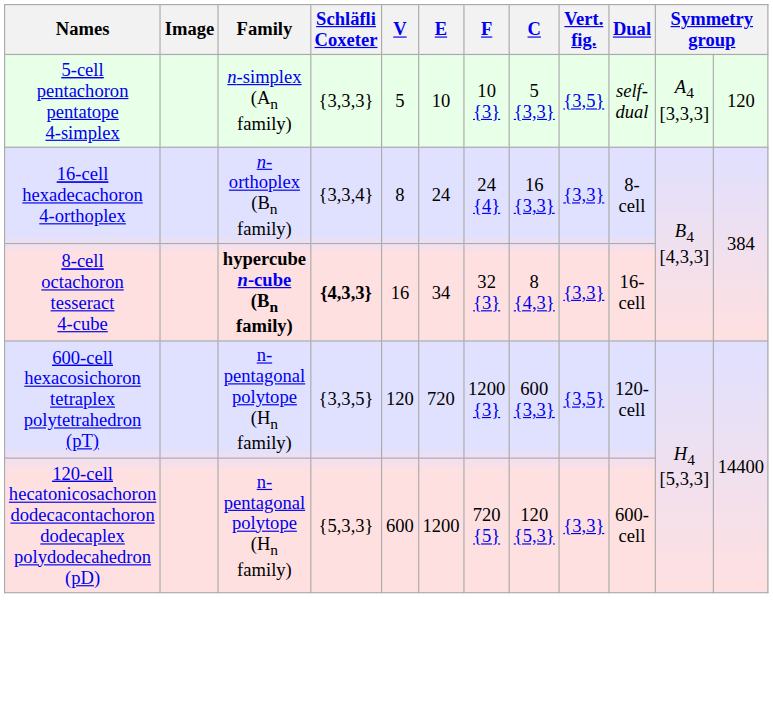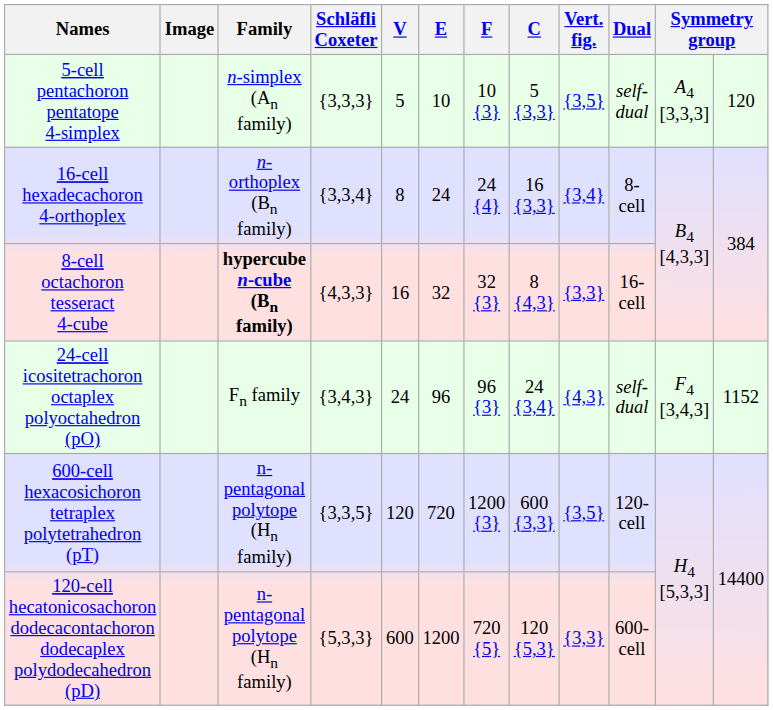(584, 195) {3,3} -> (584, 195) {3,4}
(346, 292) bold -> (346, 292) normal
(441, 292) 34 -> (441, 292) 32
+ row: (83, 397)
